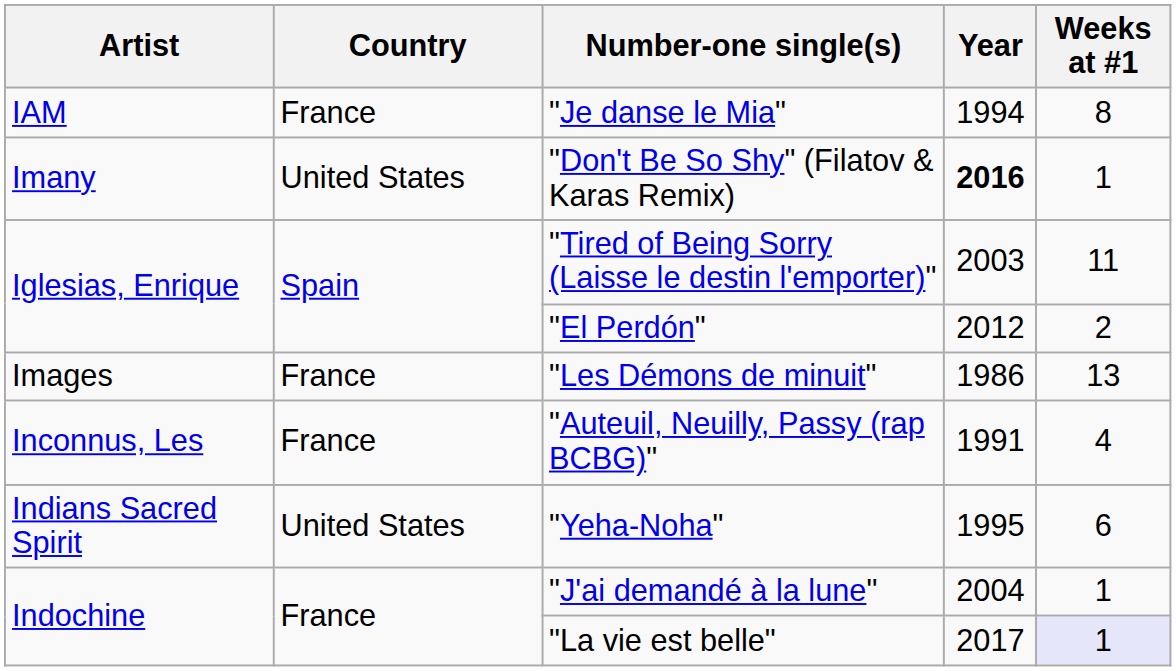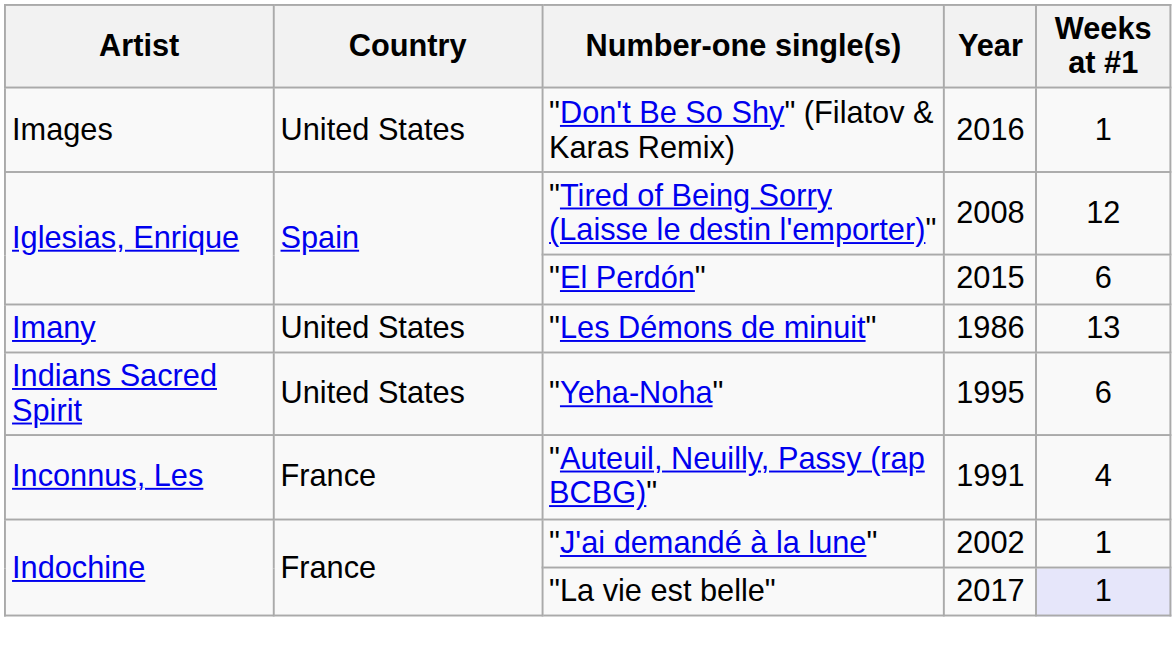- row: (668, 112)
(54, 178) Imany -> (62, 129) Images
(990, 178) bold -> (990, 129) normal
(990, 261) 2003 -> (990, 212) 2008
(1103, 261) 11 -> (1103, 212) 12
(990, 327) 2012 -> (990, 278) 2015
(1103, 327) 2 -> (1103, 278) 6
(62, 376) Images -> (54, 327) Imany
(328, 376) France -> (373, 327) United States
rows swapped: (737, 442) <-> (636, 525)
(990, 591) 2004 -> (990, 542) 2002
